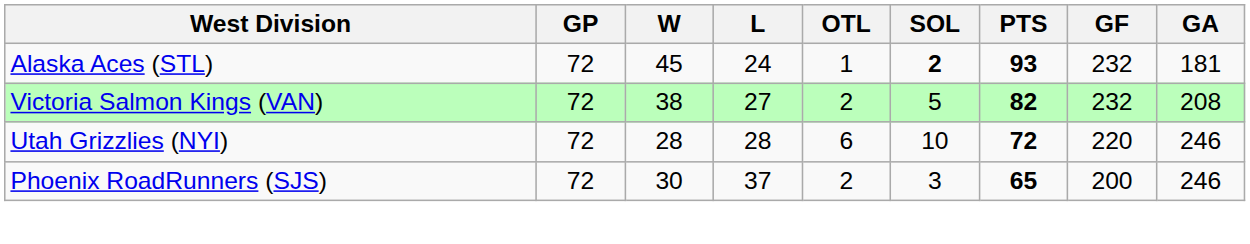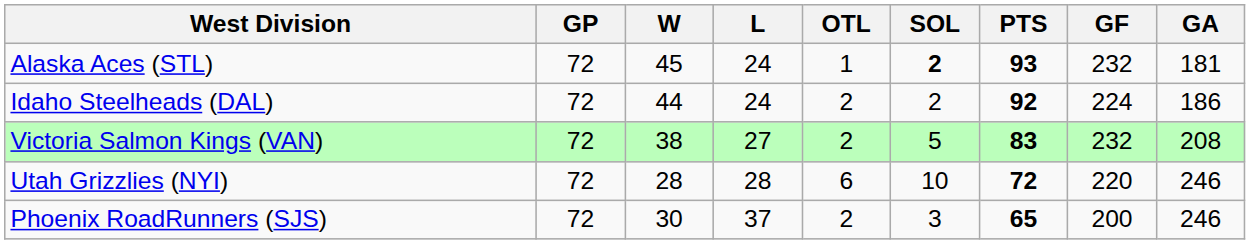+ row: (142, 102)
(1023, 102) 82 -> (1023, 141) 83
